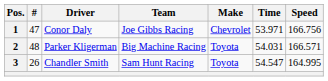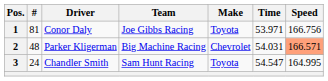(34, 29) 47 -> (34, 29) 81
(231, 29) Chevrolet -> (225, 29) Toyota
(225, 46) Toyota -> (231, 46) Chevrolet
(305, 46) no background -> (305, 46) lightsalmon background
(34, 63) 26 -> (34, 63) 24
